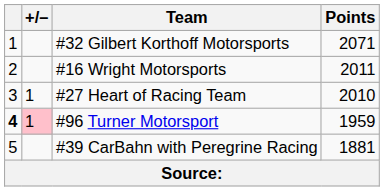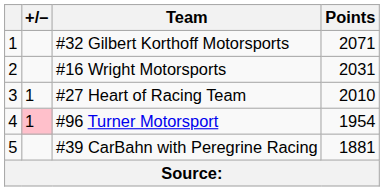(358, 70) 2011 -> (357, 70) 2031
(13, 122) bold -> (13, 122) normal
(357, 122) 1959 -> (357, 122) 1954
